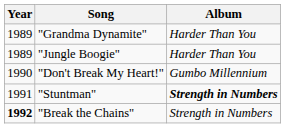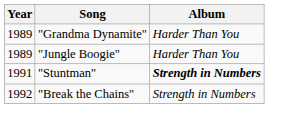- row: (101, 73)
(20, 113) bold -> (20, 93) normal
